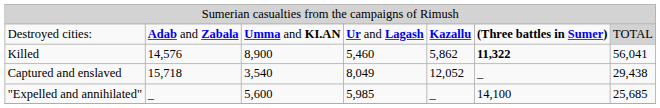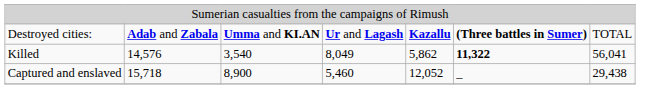(633, 34) lightgrey background -> (612, 34) no background
(258, 53) 8,900 -> (238, 53) 3,540
(360, 53) 5,460 -> (340, 53) 8,049
(258, 73) 3,540 -> (238, 73) 8,900
(360, 73) 8,049 -> (340, 73) 5,460
- row: (75, 93)
